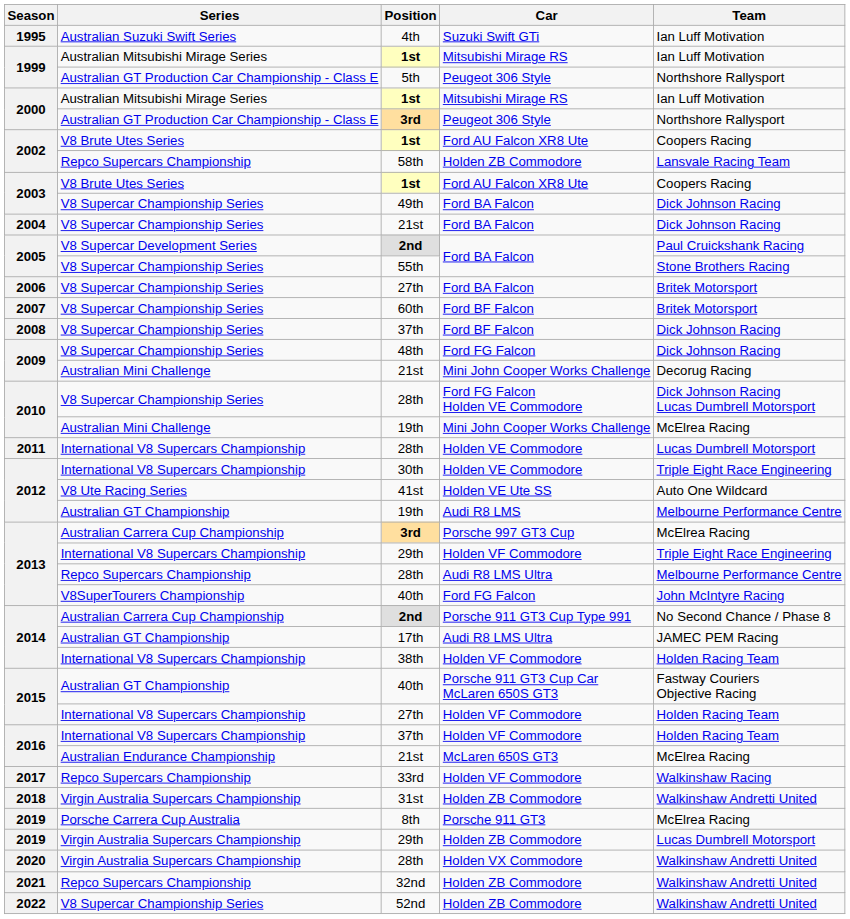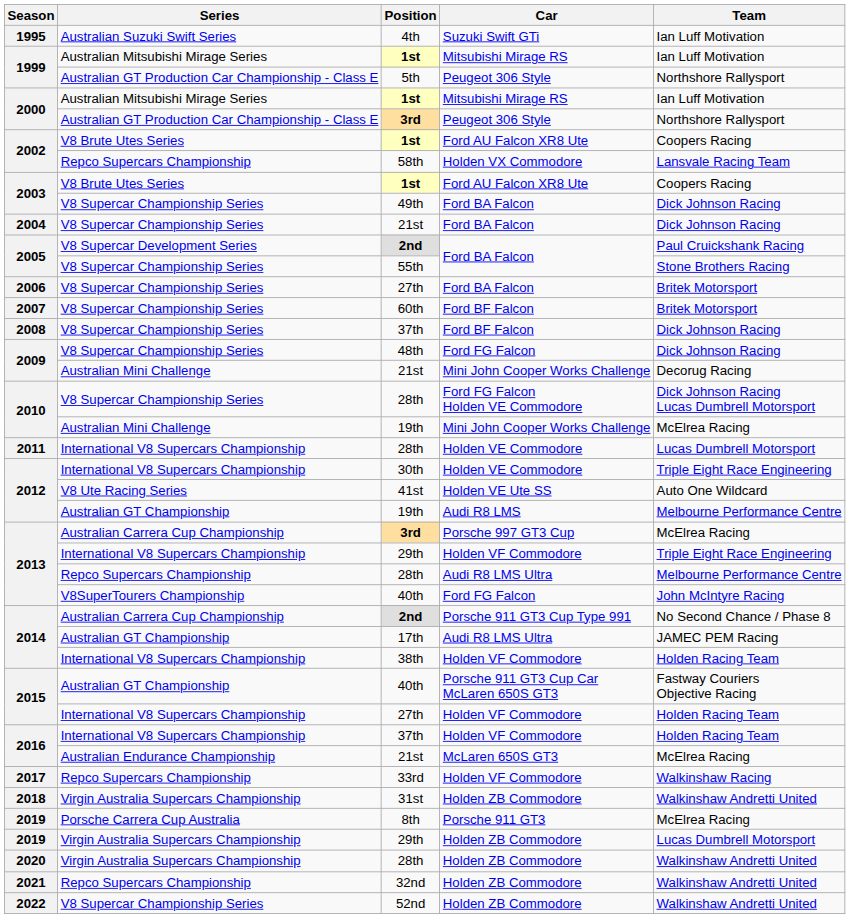(512, 162) Holden ZB Commodore -> (513, 162) Holden VX Commodore
(513, 861) Holden VX Commodore -> (512, 861) Holden ZB Commodore
